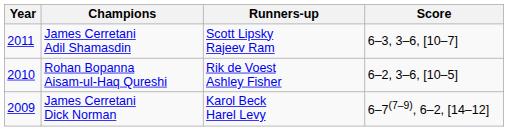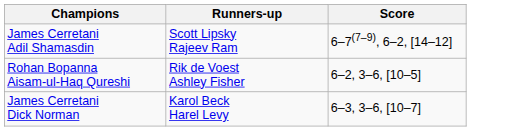- column: (23, 14)
(413, 41) 6–3, 3–6, [10–7] -> (391, 41) 6–7(7–9), 6–2, [14–12]
(428, 108) 6–7(7–9), 6–2, [14–12] -> (376, 108) 6–3, 3–6, [10–7]
